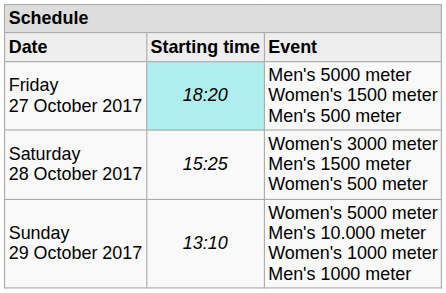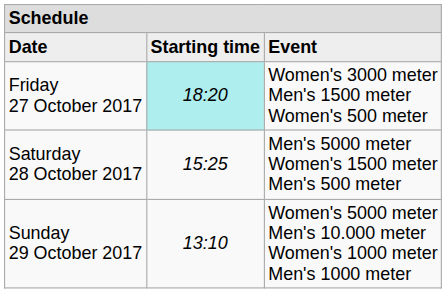(353, 95) Men's 5000 meter Women's 1500 meter Men's 500 meter -> (353, 95) Women's 3000 meter Men's 1500 meter Women's 500 meter
(353, 164) Women's 3000 meter Men's 1500 meter Women's 500 meter -> (353, 164) Men's 5000 meter Women's 1500 meter Men's 500 meter
